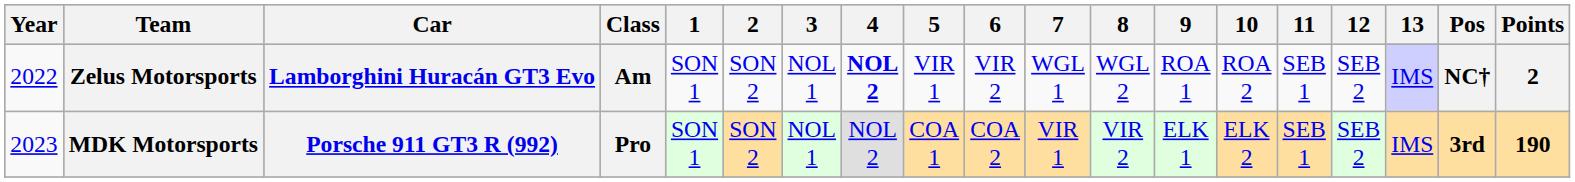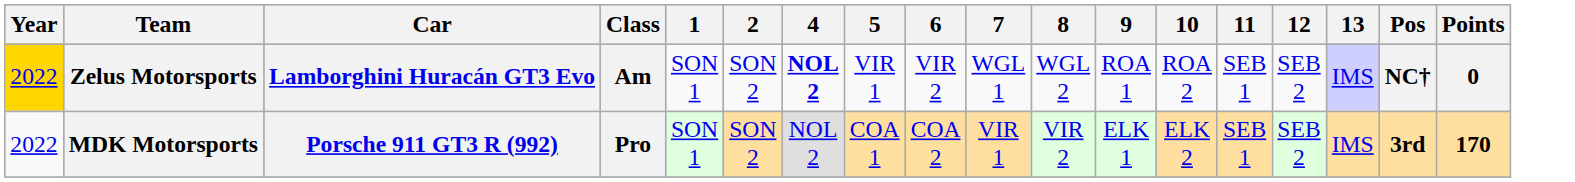- column: (812, 24)
(34, 77) no background -> (34, 77) gold background
(1533, 77) 2 -> (1473, 77) 0
(34, 144) 2023 -> (34, 144) 2022
(1533, 144) 190 -> (1473, 144) 170
